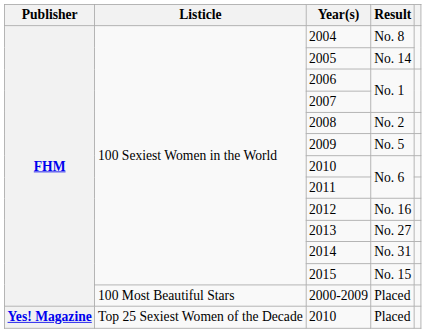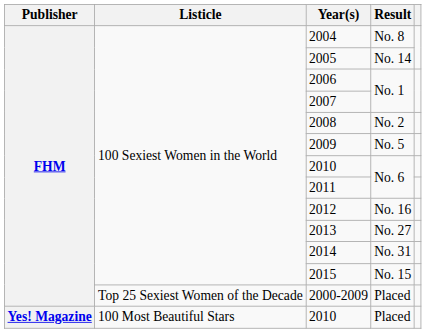(166, 295) 100 Most Beautiful Stars -> (200, 295) Top 25 Sexiest Women of the Decade
(200, 317) Top 25 Sexiest Women of the Decade -> (166, 317) 100 Most Beautiful Stars
